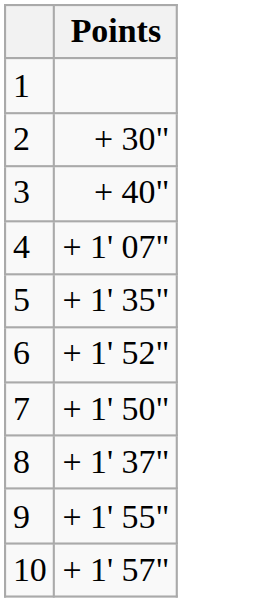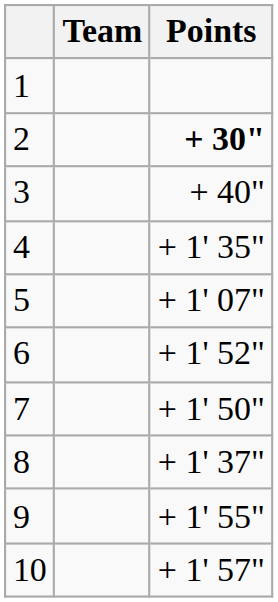+ column: (102, 31)
(132, 138) normal -> (225, 138) bold
(116, 246) + 1' 07" -> (211, 246) + 1' 35"
(116, 300) + 1' 35" -> (211, 300) + 1' 07"
